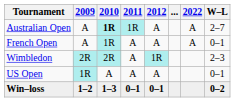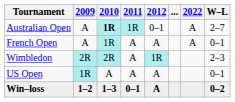(157, 27) A -> (157, 27) 0–1
(157, 89) 0–1 -> (157, 89) A
